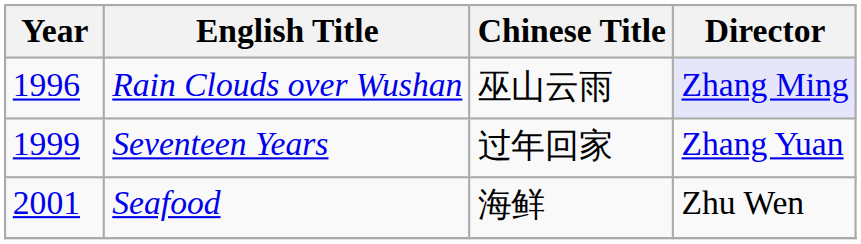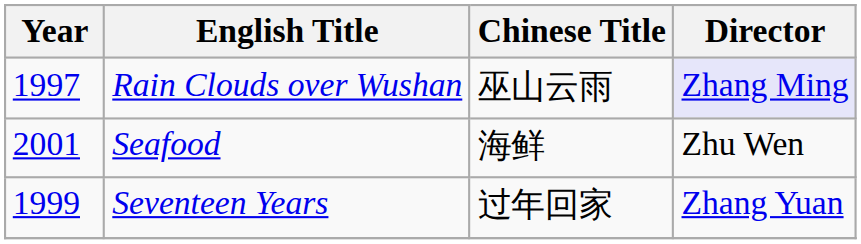(46, 84) 1996 -> (46, 84) 1997
rows swapped: (220, 144) <-> (166, 203)
